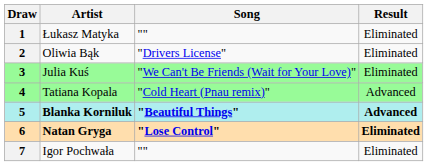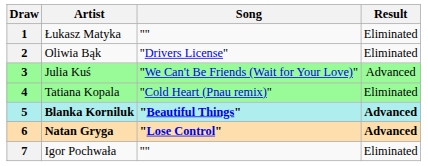(391, 72) Eliminated -> (391, 72) Advanced
(391, 92) Advanced -> (391, 92) Eliminated
(391, 131) Eliminated -> (391, 131) Advanced
